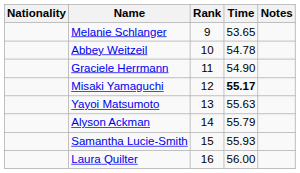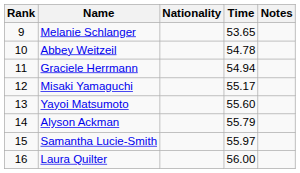columns swapped: (207, 13) <-> (36, 13)
(241, 68) 54.90 -> (241, 68) 54.94
(241, 86) bold -> (241, 86) normal
(241, 104) 55.63 -> (241, 104) 55.60
(241, 141) 55.93 -> (241, 141) 55.97
